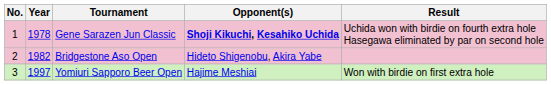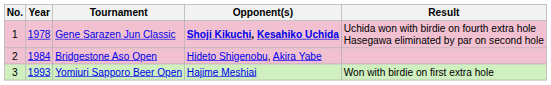(39, 56) 1982 -> (39, 56) 1984
(39, 72) 1997 -> (39, 72) 1993
